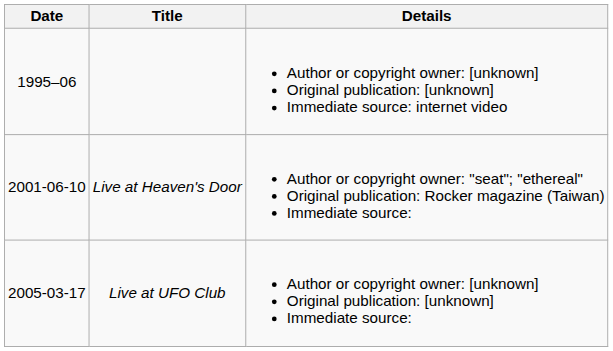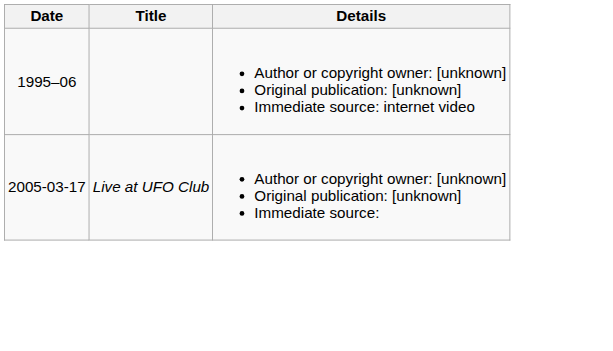- row: (167, 187)
